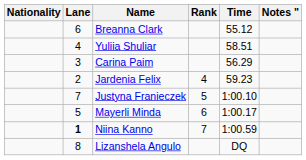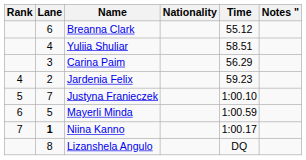columns swapped: (204, 12) <-> (34, 12)
(239, 113) 1:00.17 -> (239, 113) 1:00.59
(239, 130) 1:00.59 -> (239, 130) 1:00.17
